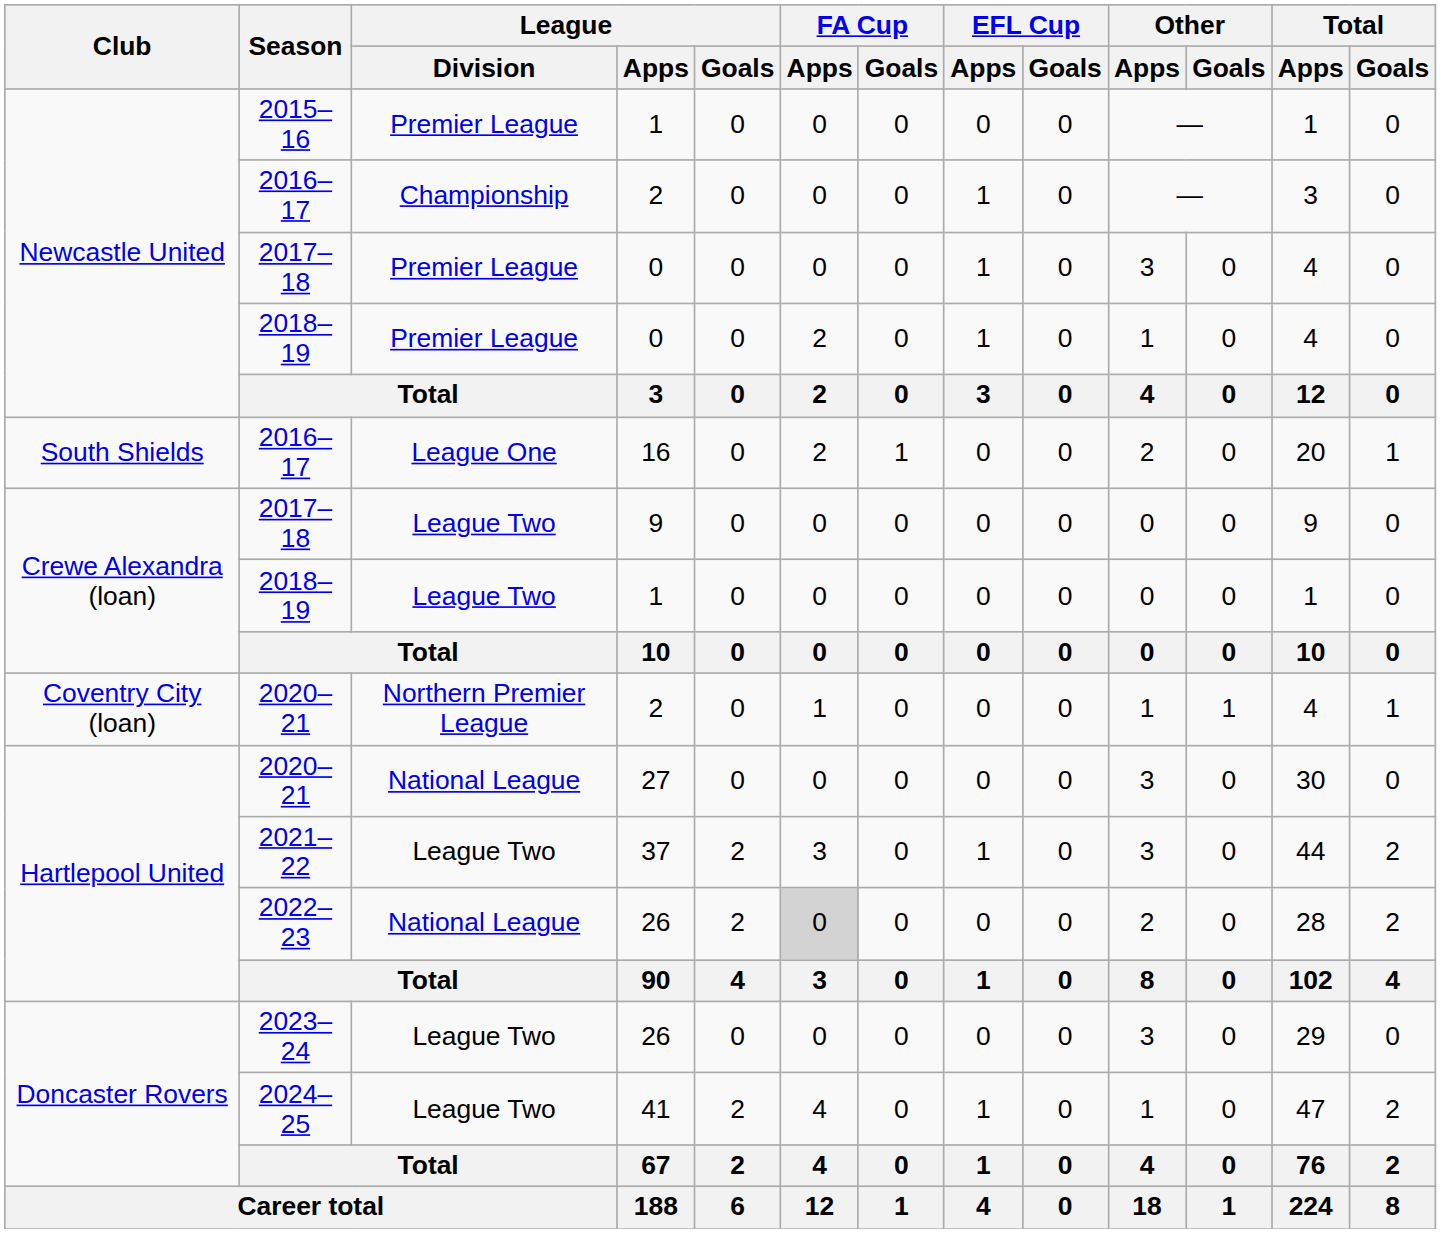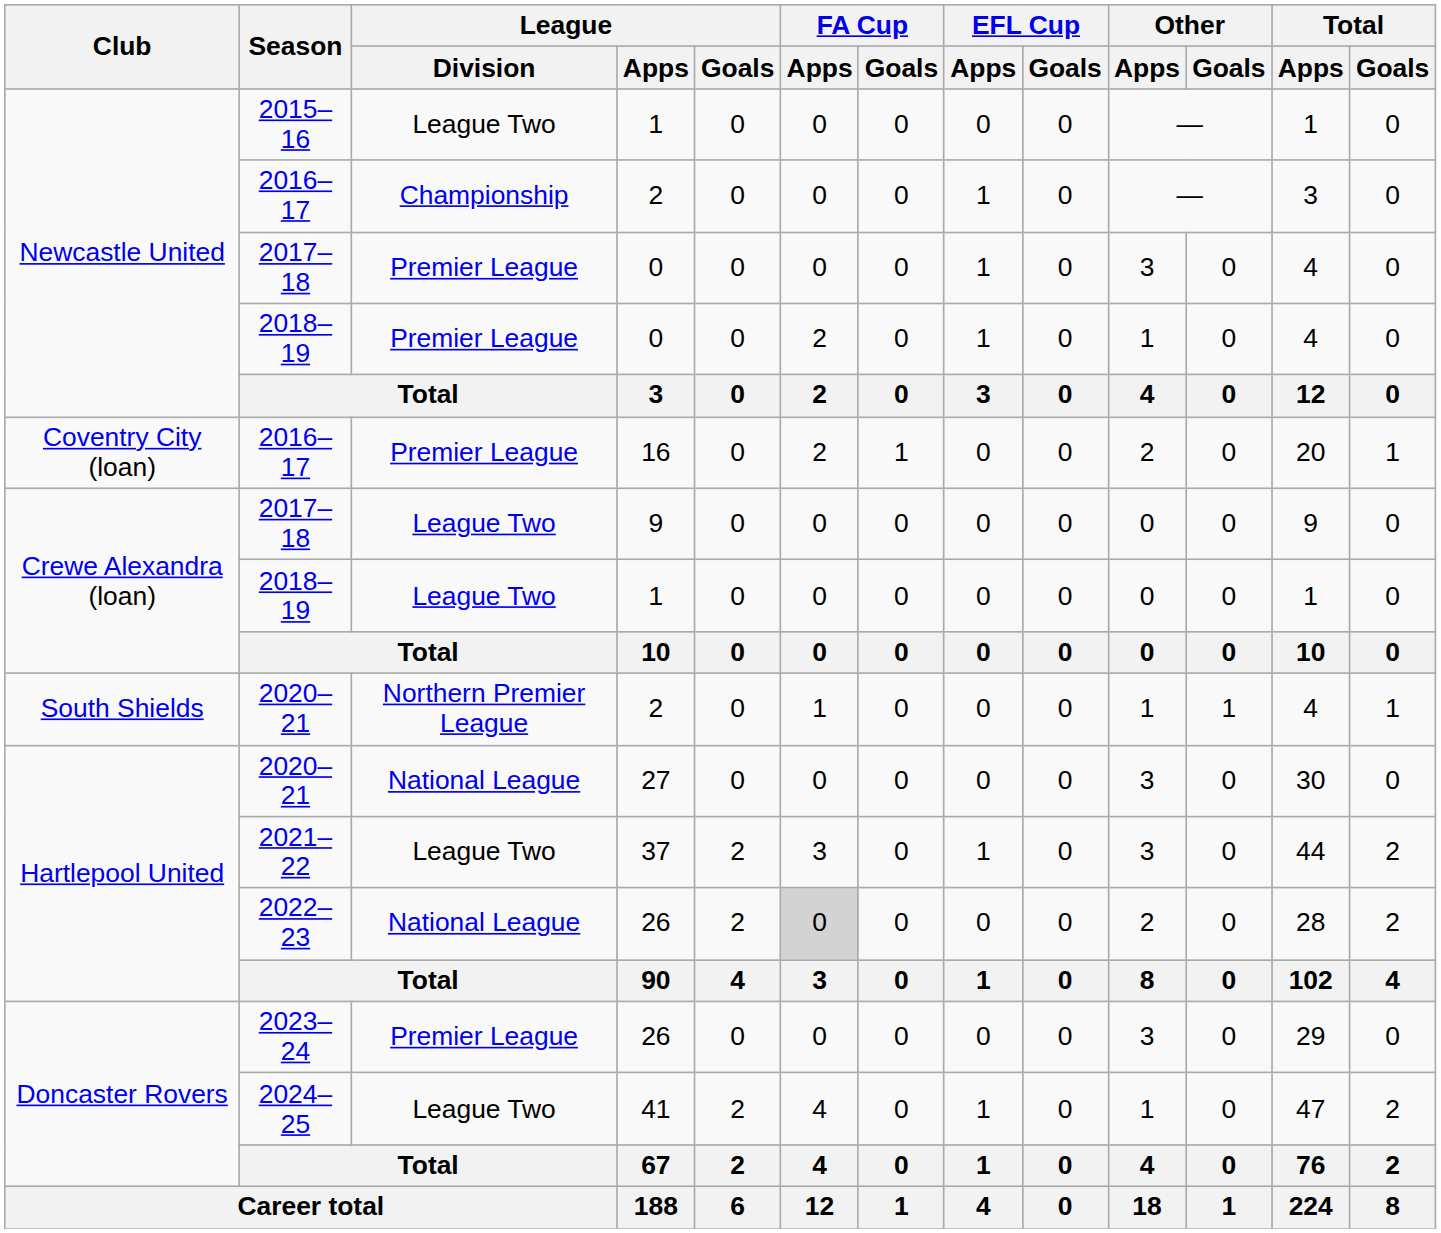(484, 124) Premier League -> (484, 124) League Two
(122, 452) South Shields -> (122, 452) Coventry City (loan)
(484, 452) League One -> (484, 452) Premier League
(122, 708) Coventry City (loan) -> (122, 708) South Shields
(484, 1036) League Two -> (484, 1036) Premier League
